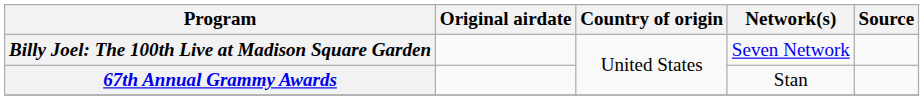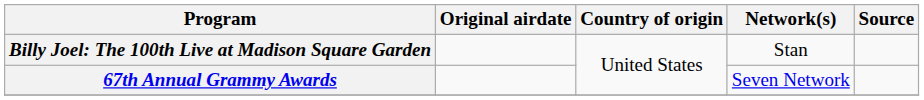(791, 49) Seven Network -> (791, 49) Stan
(791, 79) Stan -> (791, 79) Seven Network
